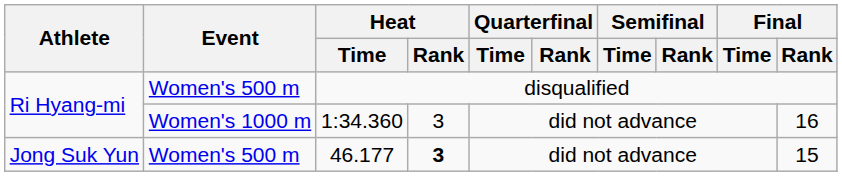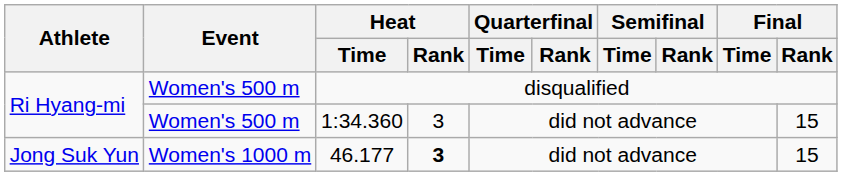(230, 121) Women's 1000 m -> (224, 121) Women's 500 m
(807, 121) 16 -> (807, 121) 15
(224, 155) Women's 500 m -> (230, 155) Women's 1000 m
